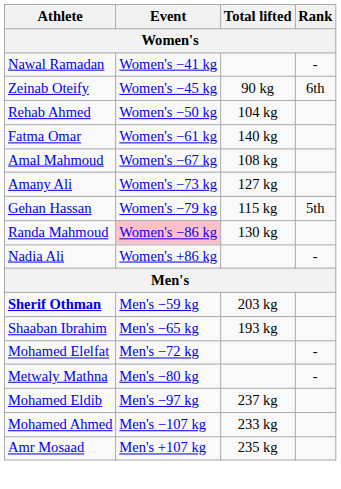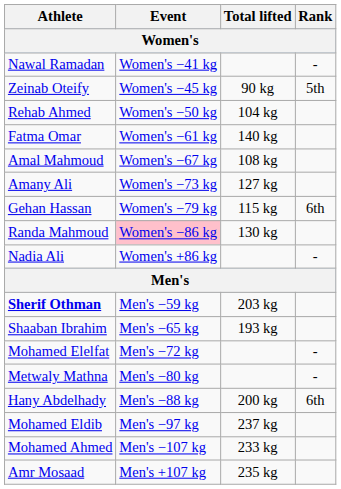(315, 88) 6th -> (315, 88) 5th
(315, 208) 5th -> (315, 208) 6th
+ row: (57, 400)
